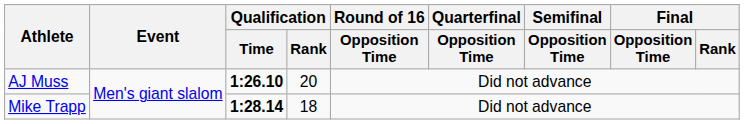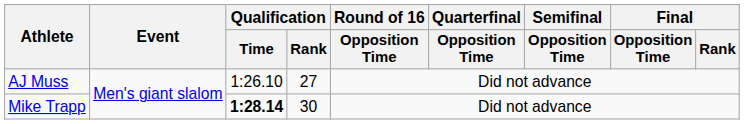(257, 82) bold -> (257, 82) normal
(309, 82) 20 -> (309, 82) 27
(309, 107) 18 -> (309, 107) 30
